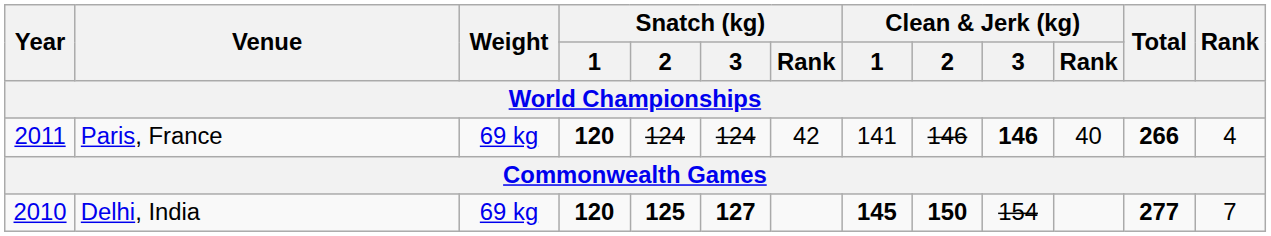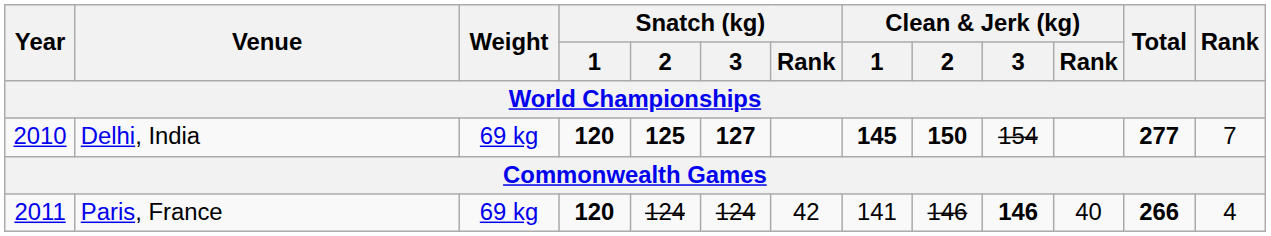rows swapped: (152, 136) <-> (140, 212)
